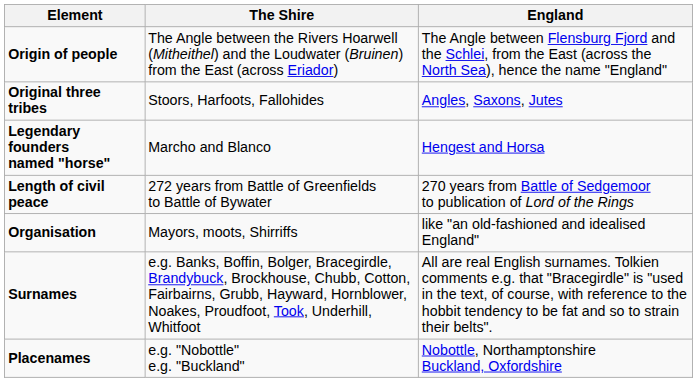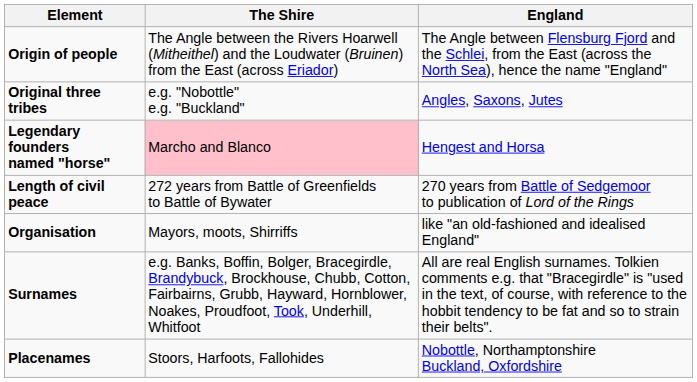(236, 101) Stoors, Harfoots, Fallohides -> (196, 101) e.g. "Nobottle" e.g. "Buckland"
(210, 147) no background -> (210, 147) pink background
(196, 358) e.g. "Nobottle" e.g. "Buckland" -> (236, 358) Stoors, Harfoots, Fallohides
